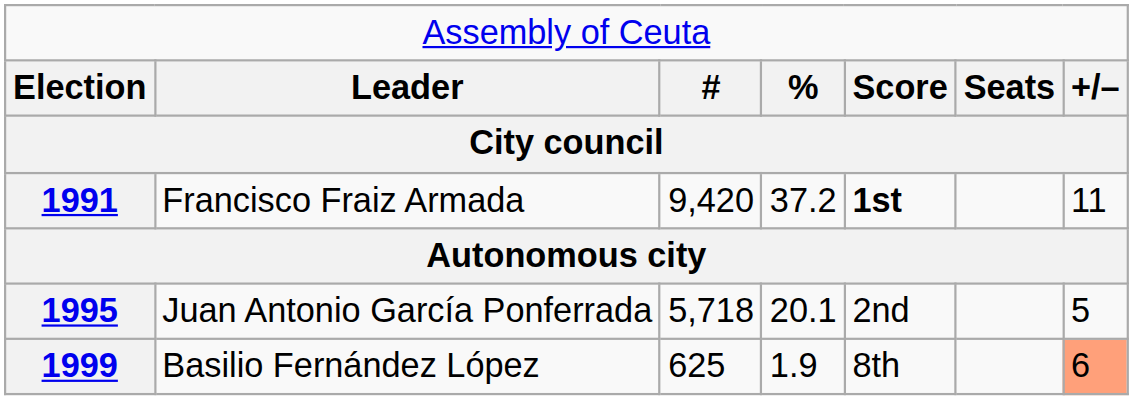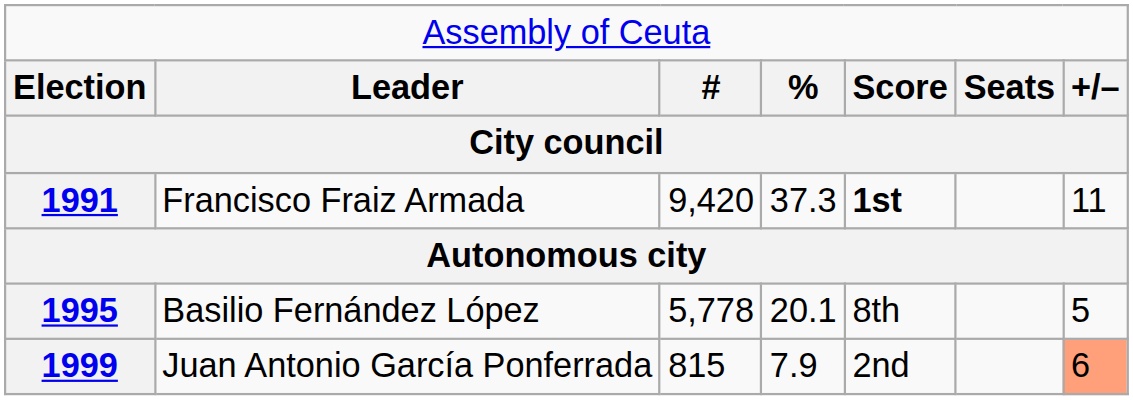(803, 198) 37.2 -> (803, 198) 37.3
(407, 310) Juan Antonio García Ponferrada -> (351, 310) Basilio Fernández López
(711, 310) 5,718 -> (711, 310) 5,778
(881, 310) 2nd -> (876, 310) 8th
(351, 365) Basilio Fernández López -> (407, 365) Juan Antonio García Ponferrada
(697, 365) 625 -> (697, 365) 815
(794, 365) 1.9 -> (794, 365) 7.9
(876, 365) 8th -> (881, 365) 2nd
